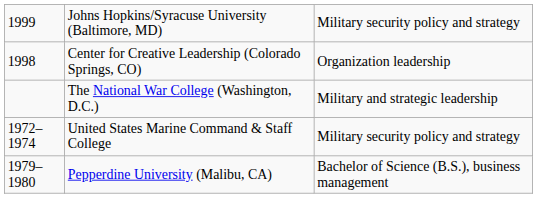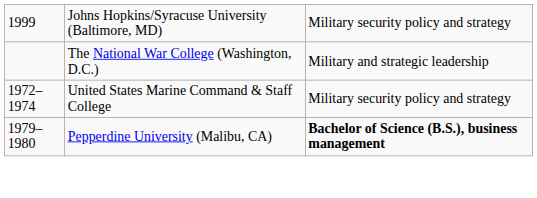- row: (184, 61)
(419, 174) normal -> (413, 136) bold
